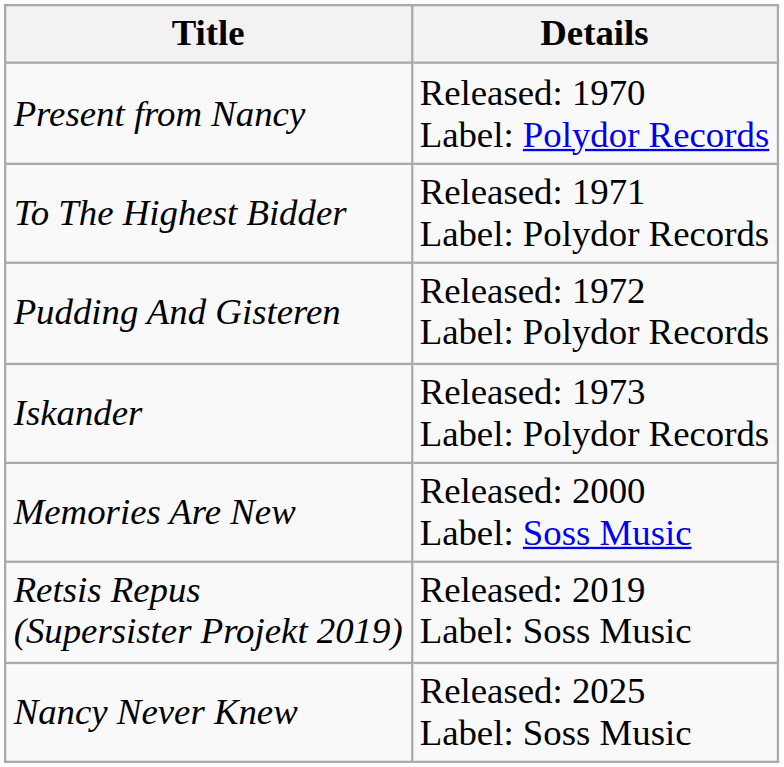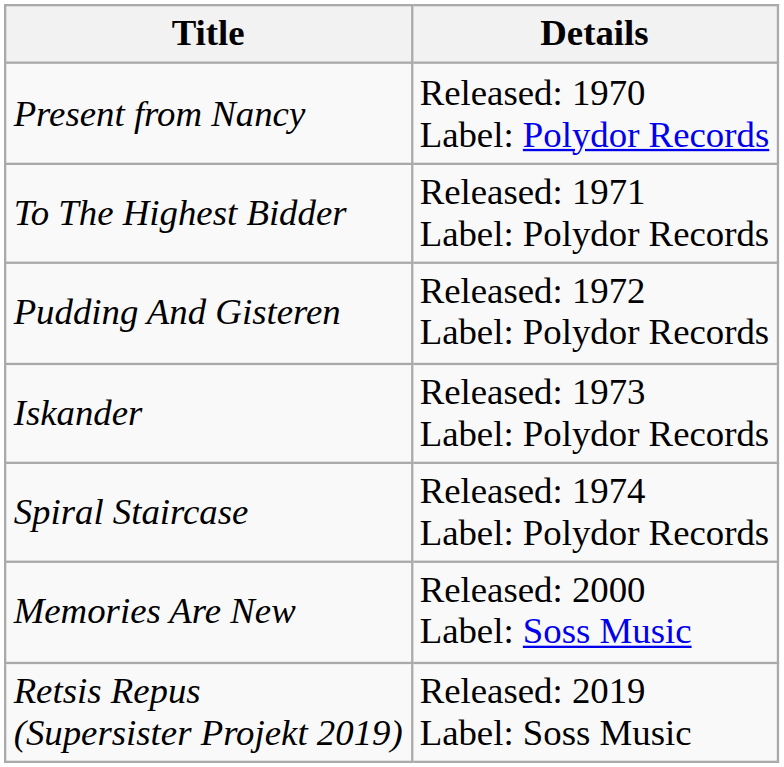+ row: (131, 511)
- row: (156, 711)
